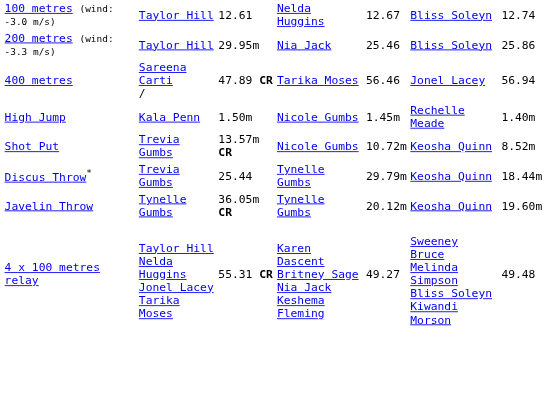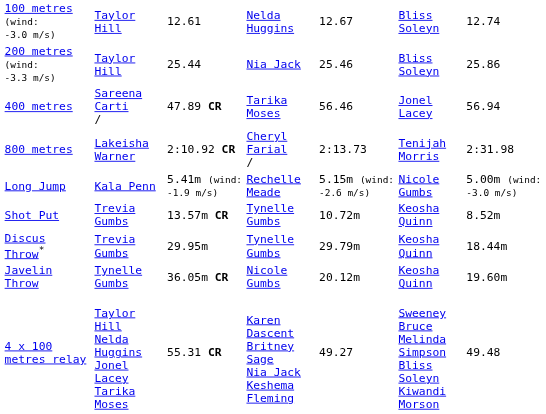(239, 44) 29.95m -> (184, 64) 25.44
+ row: (39, 149)
- row: (35, 116)
+ row: (35, 185)
(318, 146) Nicole Gumbs -> (270, 215) Tynelle Gumbs
(235, 176) 25.44 -> (188, 246) 29.95m
(301, 205) Tynelle Gumbs -> (267, 277) Nicole Gumbs
